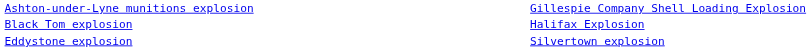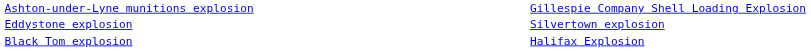rows swapped: (69, 24) <-> (69, 41)
